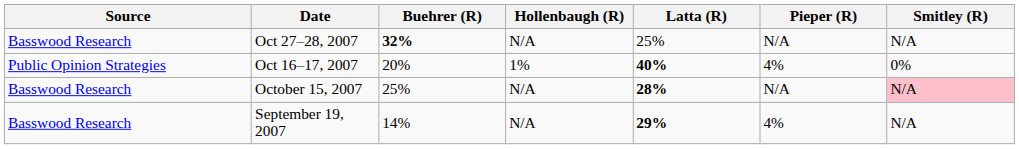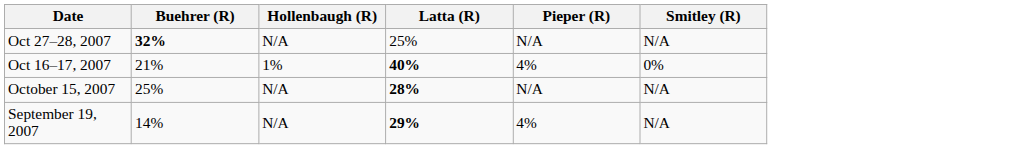- column: (128, 16)
(396, 65) 20% -> (149, 65) 21%
(904, 89) pink background -> (657, 89) no background
